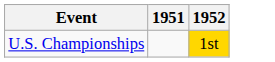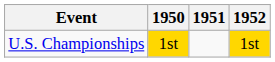+ column: (168, 17)
